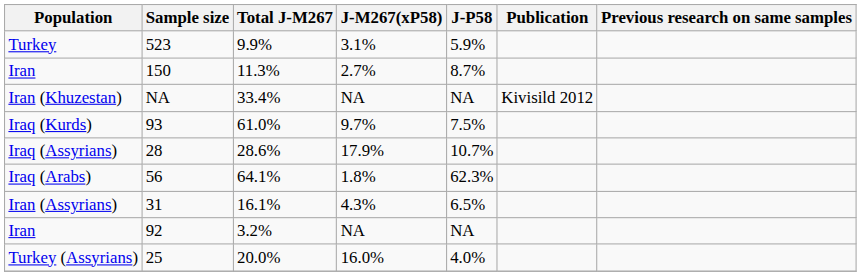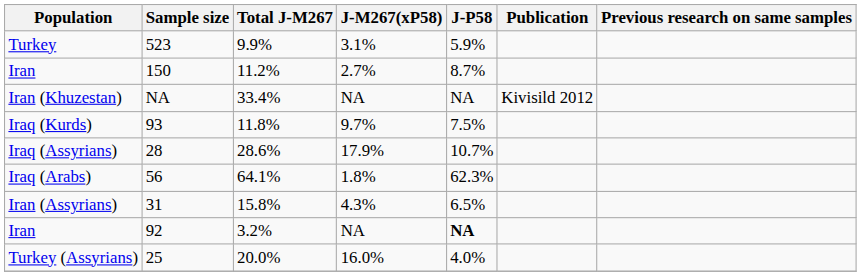(258, 71) 11.3% -> (258, 71) 11.2%
(259, 124) 61.0% -> (258, 124) 11.8%
(259, 204) 16.1% -> (259, 204) 15.8%
(462, 230) normal -> (462, 230) bold
